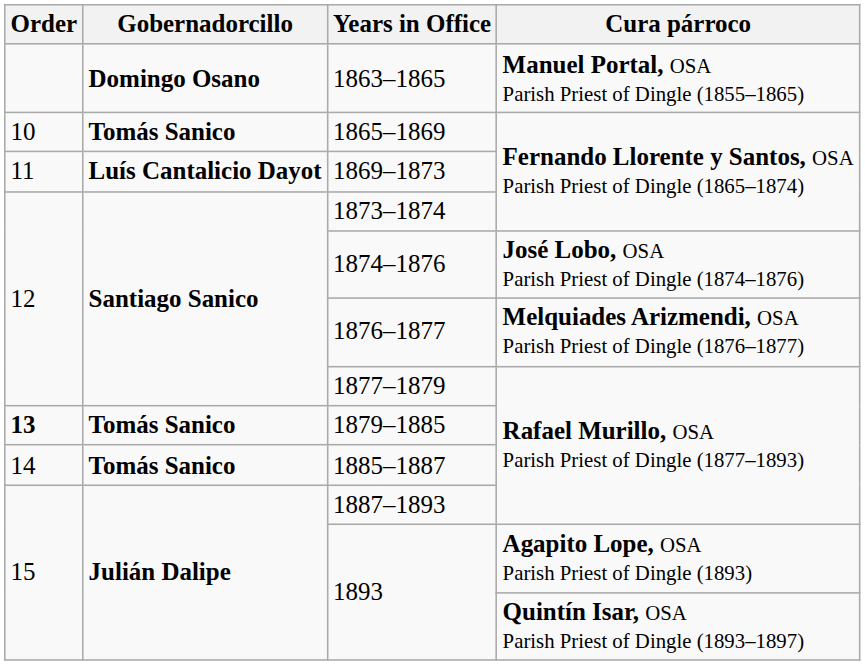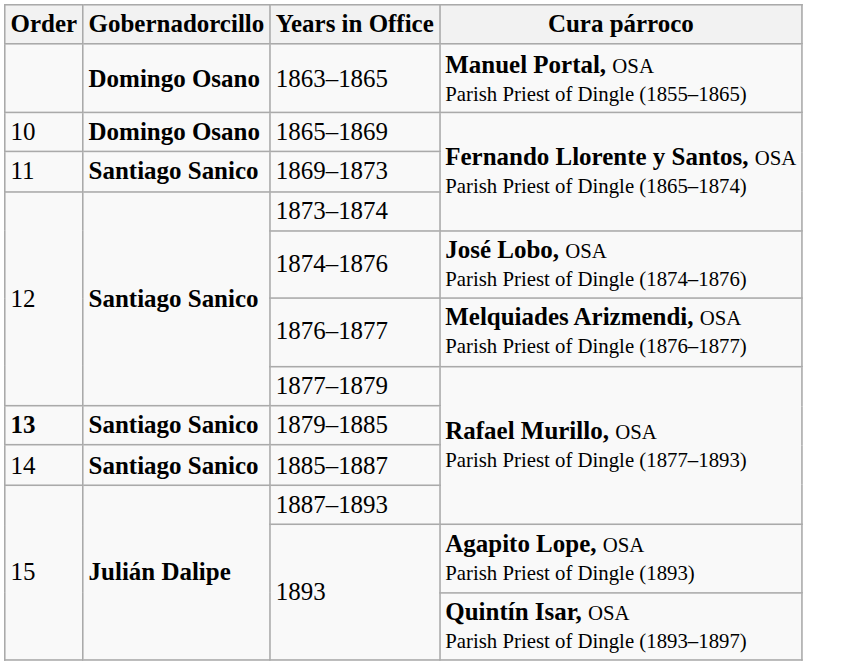(162, 131) Tomás Sanico -> (174, 131) Domingo Osano
(205, 171) Luís Cantalicio Dayot -> (174, 171) Santiago Sanico
(162, 425) Tomás Sanico -> (174, 425) Santiago Sanico
(162, 464) Tomás Sanico -> (174, 464) Santiago Sanico
